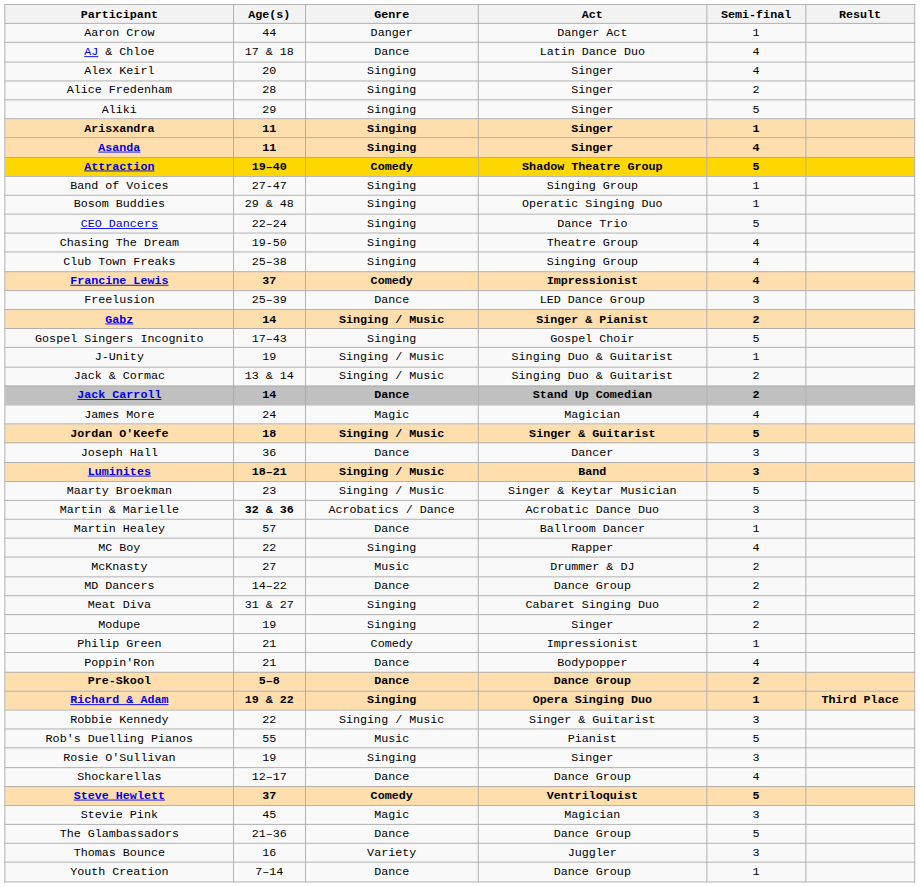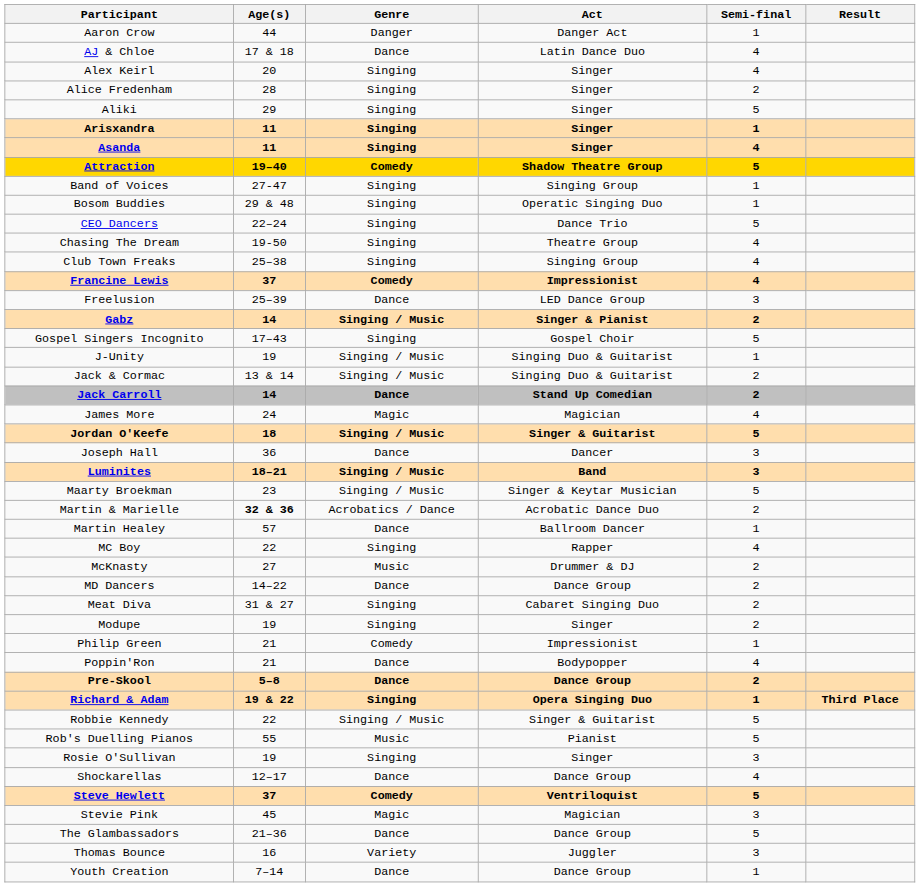(756, 510) 3 -> (756, 510) 2
(756, 720) 3 -> (756, 720) 5
